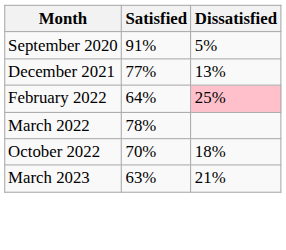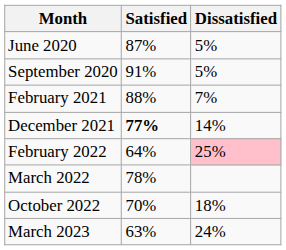+ row: (42, 45)
+ row: (57, 98)
(141, 71) normal -> (142, 125) bold
(210, 71) 13% -> (210, 125) 14%
(210, 178) 21% -> (210, 231) 24%
